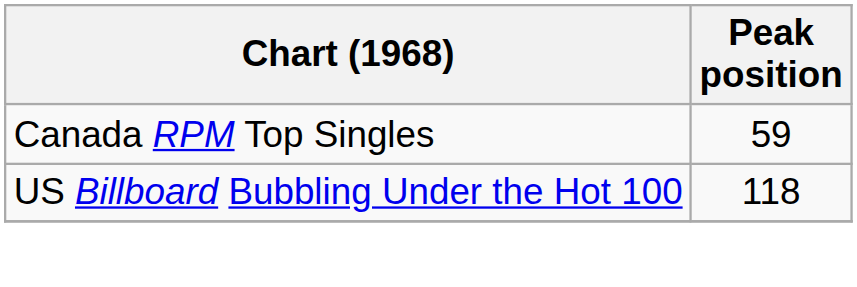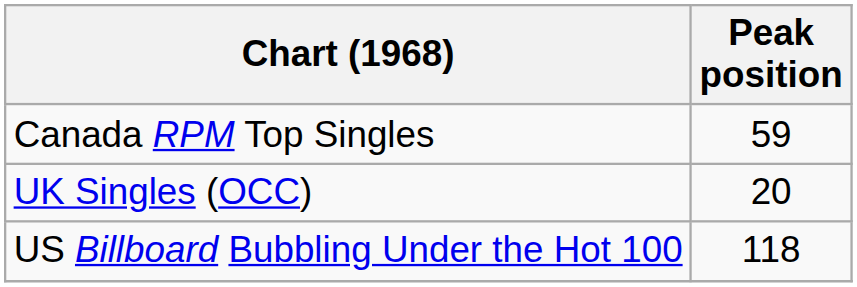+ row: (163, 191)
